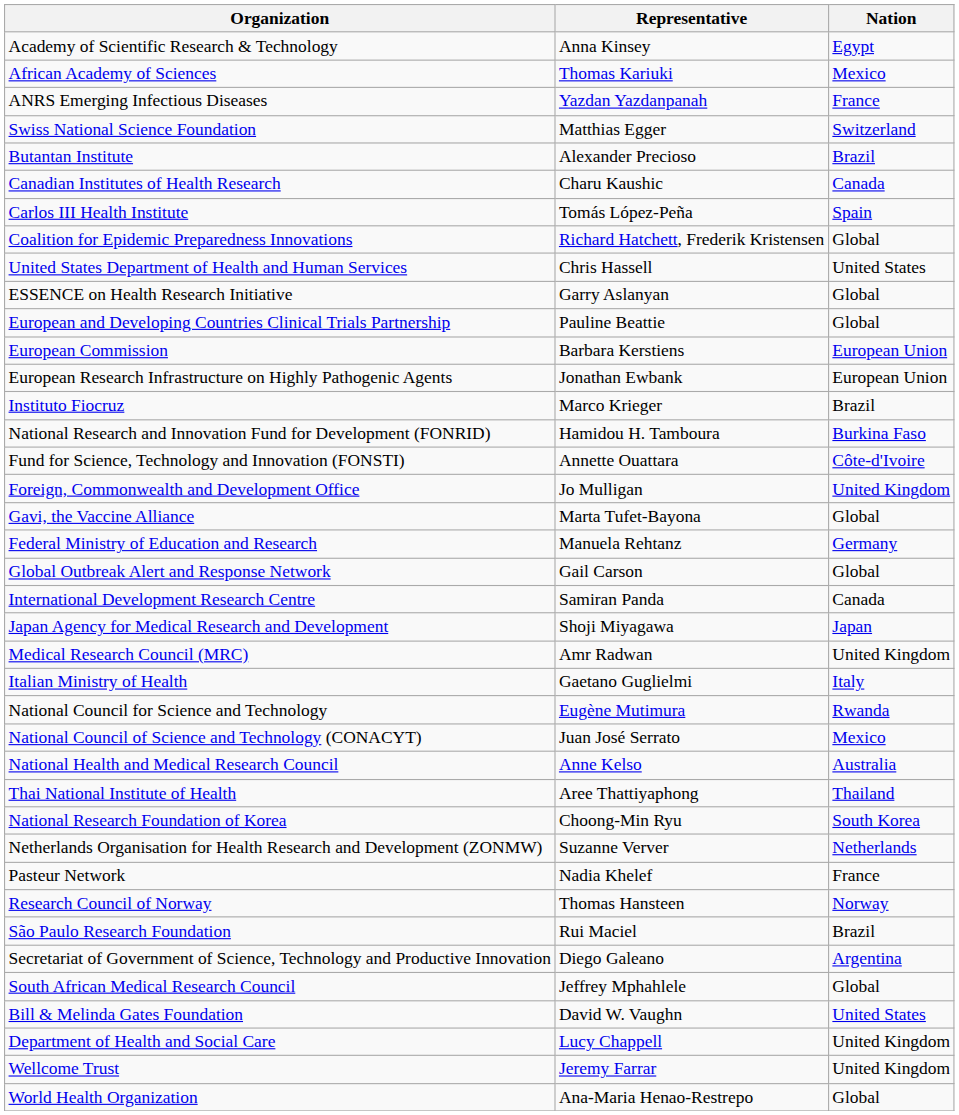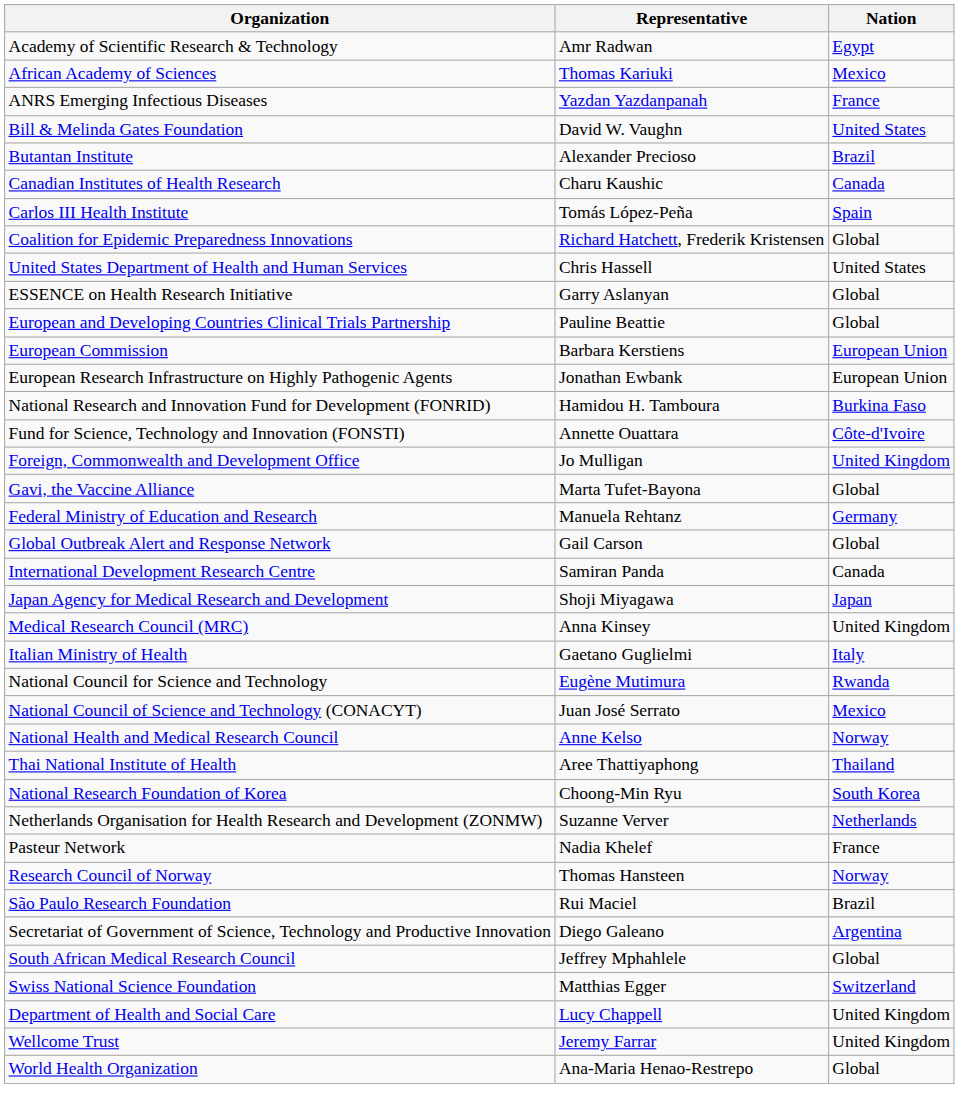(605, 45) Anna Kinsey -> (606, 45) Amr Radwan
rows swapped: (126, 1014) <-> (132, 128)
- row: (66, 405)
(606, 654) Amr Radwan -> (605, 626) Anna Kinsey
(864, 765) Australia -> (860, 737) Norway
